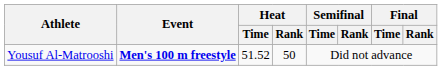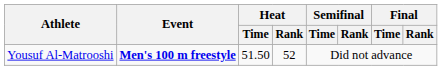(256, 55) 51.52 -> (256, 55) 51.50
(289, 55) 50 -> (289, 55) 52
